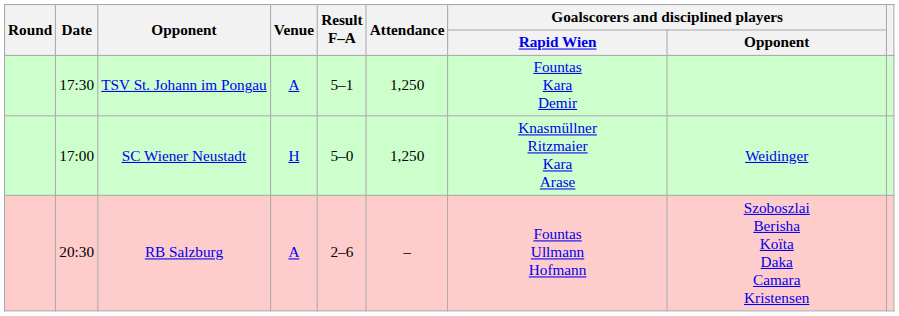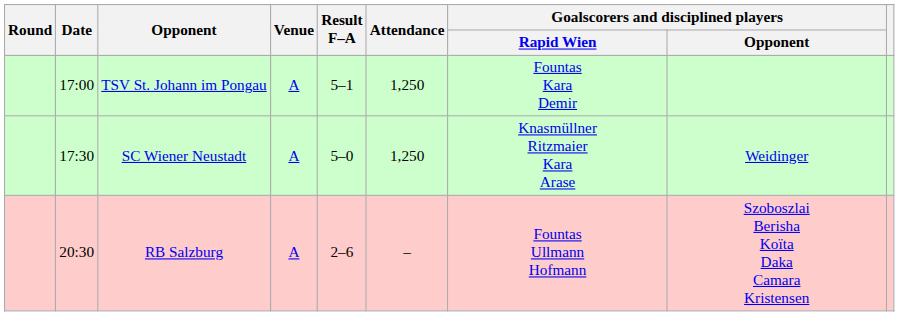(77, 85) 17:30 -> (77, 85) 17:00
(77, 156) 17:00 -> (77, 156) 17:30
(294, 156) H -> (294, 156) A
